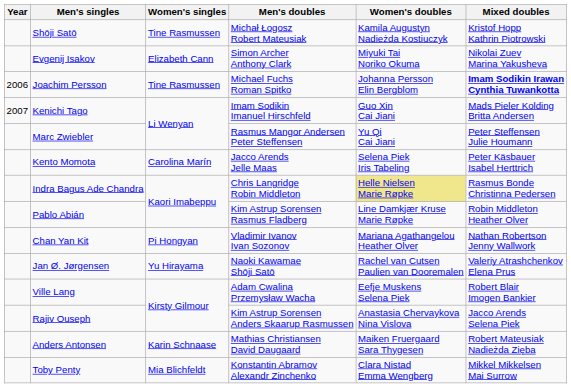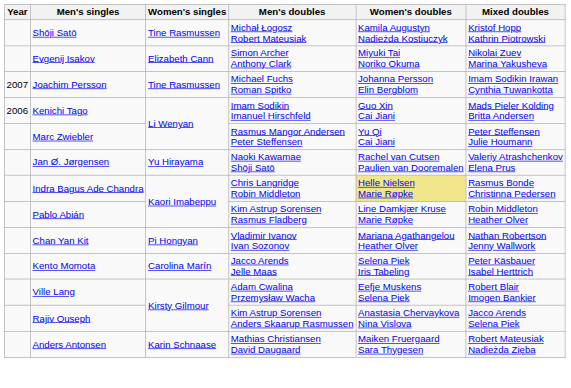(17, 85) 2006 -> (17, 85) 2007
(516, 85) bold -> (513, 85) normal
(17, 111) 2007 -> (17, 111) 2006
rows swapped: (71, 267) <-> (64, 163)
- row: (56, 370)
